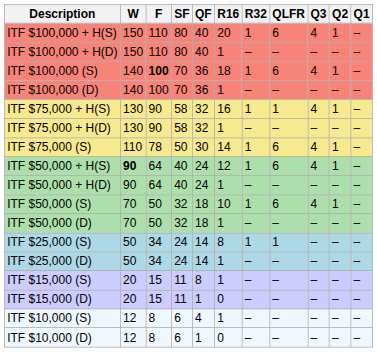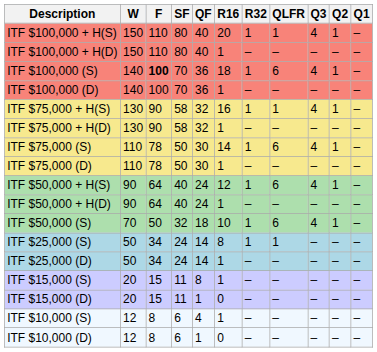(276, 33) 6 -> (276, 33) 1
+ row: (49, 166)
(130, 166) bold -> (130, 185) normal
- row: (49, 223)
